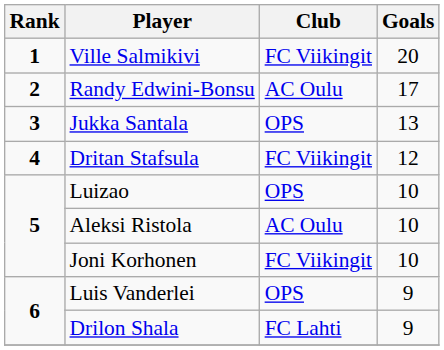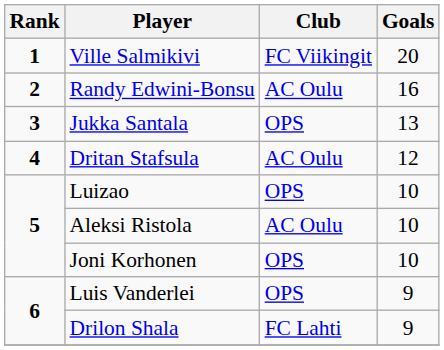(408, 89) 17 -> (408, 89) 16
(318, 157) FC Viikingit -> (304, 157) AC Oulu
(318, 259) FC Viikingit -> (284, 259) OPS
